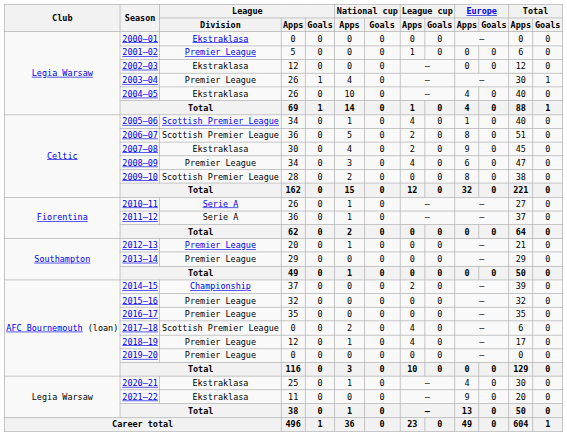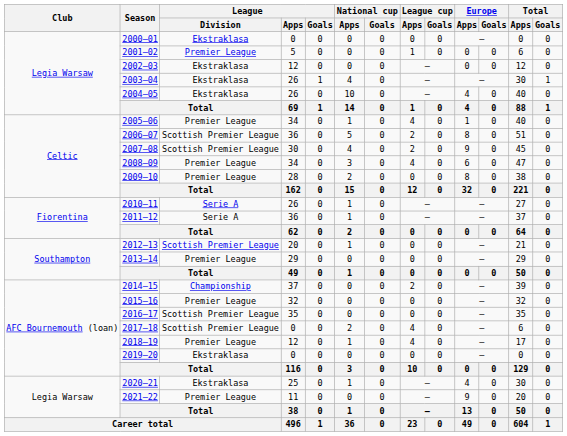(220, 80) Premier League -> (220, 80) Ekstraklasa
(220, 121) Scottish Premier League -> (220, 121) Premier League
(220, 149) Ekstraklasa -> (220, 149) Scottish Premier League
(220, 176) Scottish Premier League -> (220, 176) Premier League
(220, 245) Premier League -> (220, 245) Scottish Premier League
(220, 314) Premier League -> (220, 314) Scottish Premier League
(220, 356) Premier League -> (220, 356) Ekstraklasa
(220, 397) Ekstraklasa -> (220, 397) Premier League
